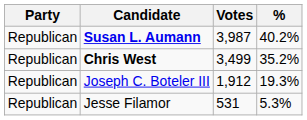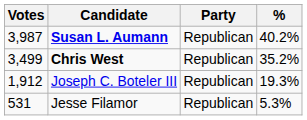columns swapped: (42, 15) <-> (235, 15)
